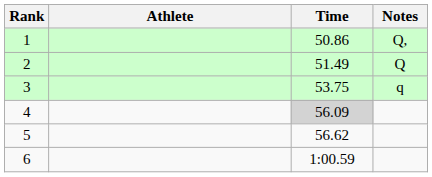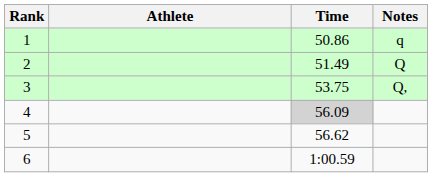(400, 40) Q, -> (400, 40) q
(400, 87) q -> (400, 87) Q,
